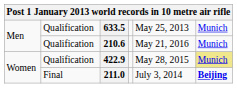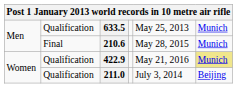(68, 44) Qualification -> (53, 44) Final
(162, 44) May 21, 2016 -> (162, 44) May 28, 2015
(162, 59) May 28, 2015 -> (162, 59) May 21, 2016
(53, 75) Final -> (68, 75) Qualification
(212, 75) bold -> (212, 75) normal
